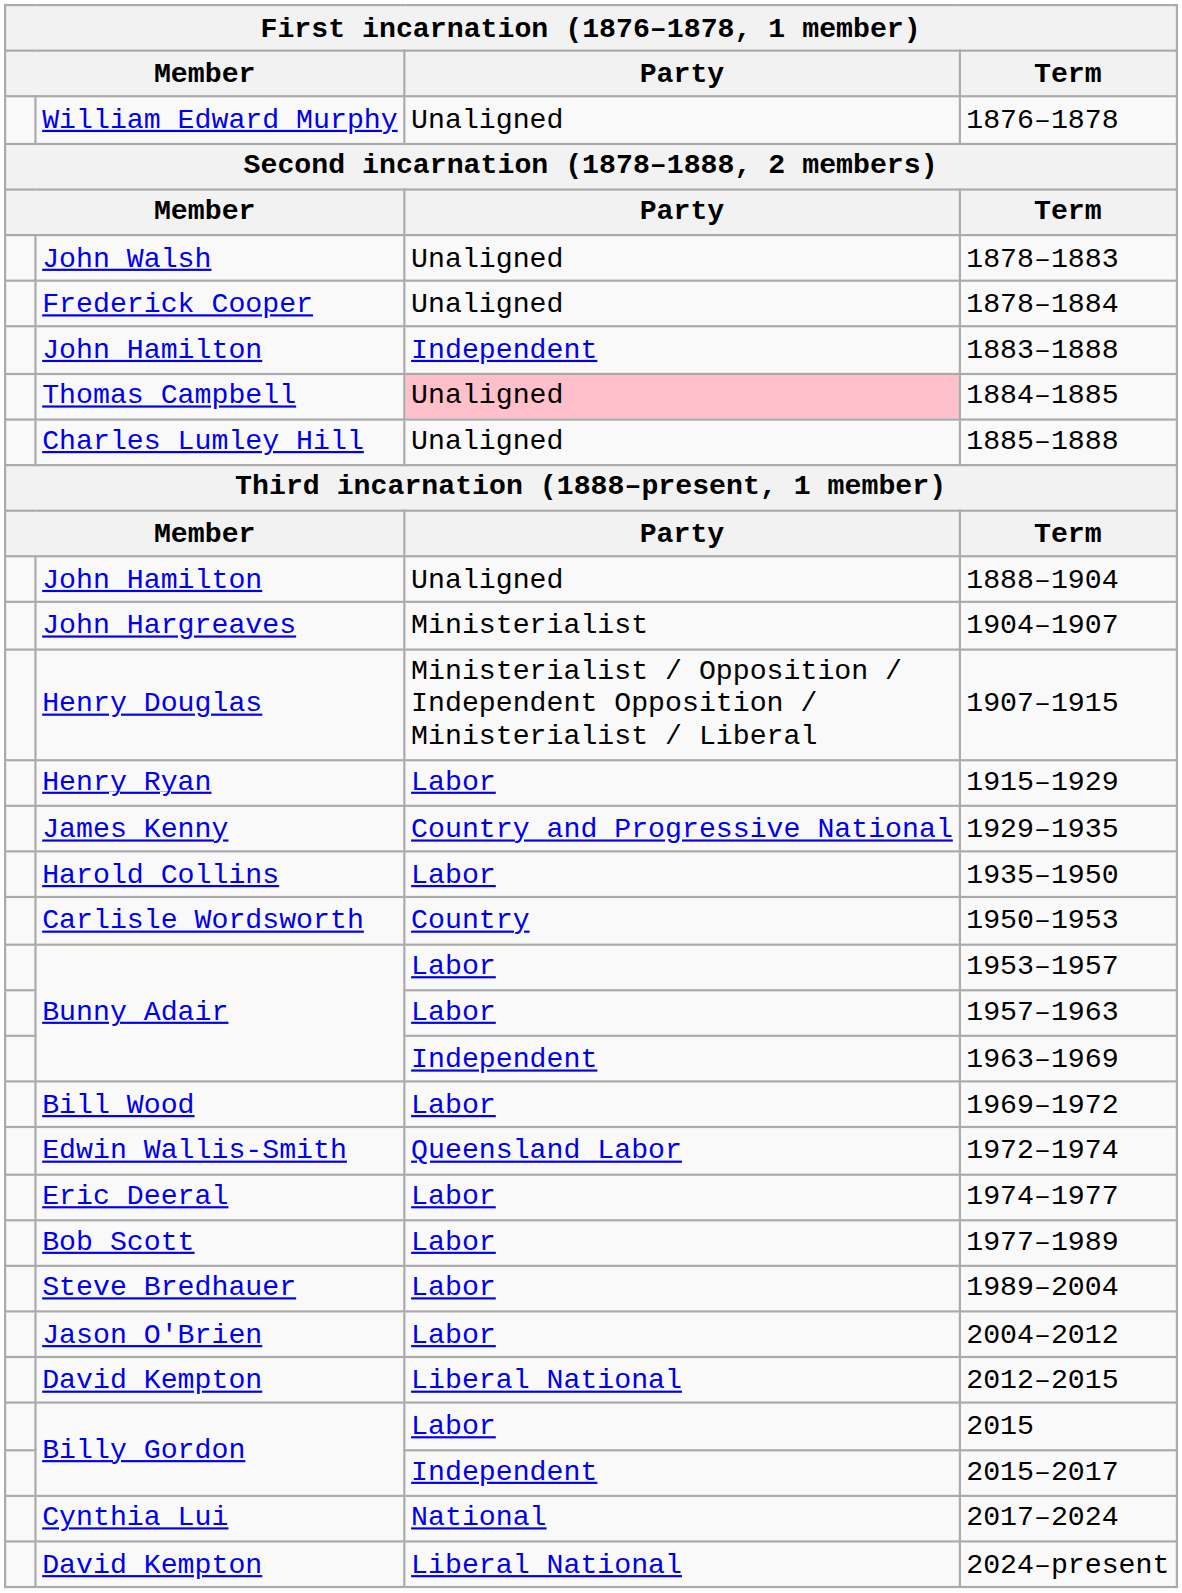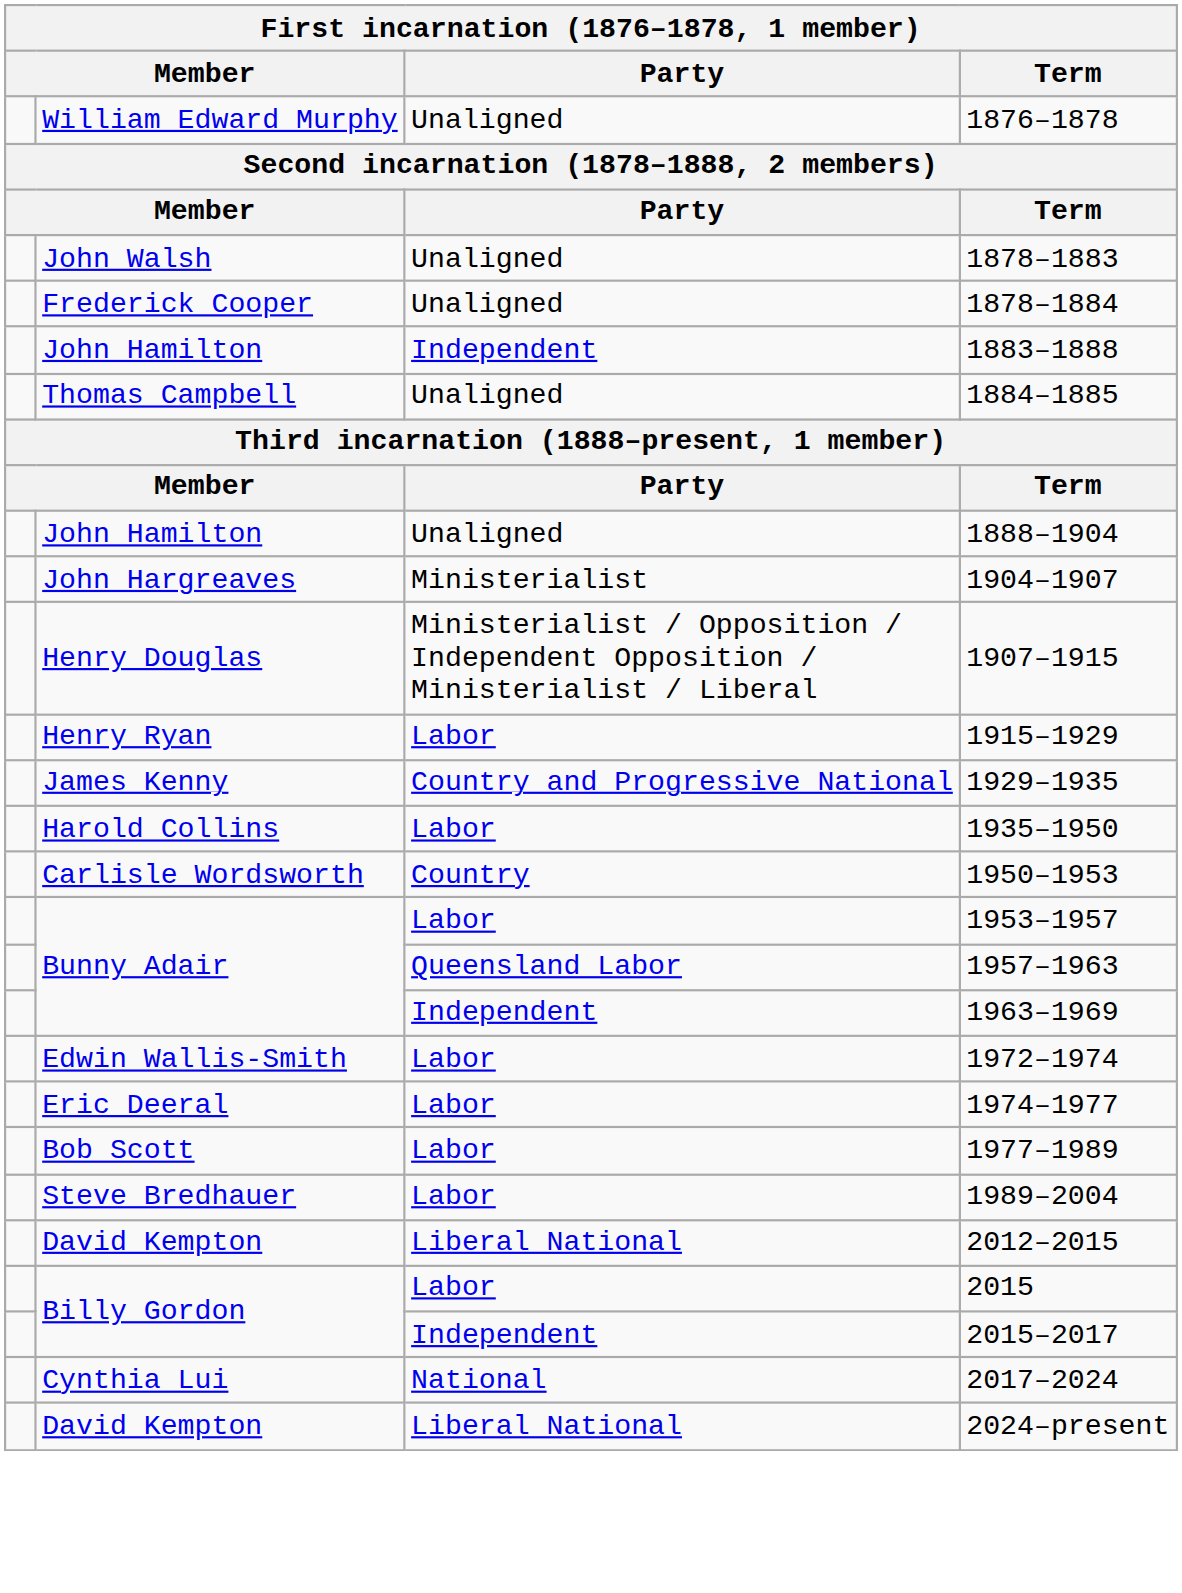(487, 396) pink background -> (487, 396) no background
- row: (1042, 442)
(453, 1013) Labor -> (547, 967) Queensland Labor
- row: (1042, 1105)
(547, 1151) Queensland Labor -> (453, 1059) Labor
- row: (1042, 1335)
